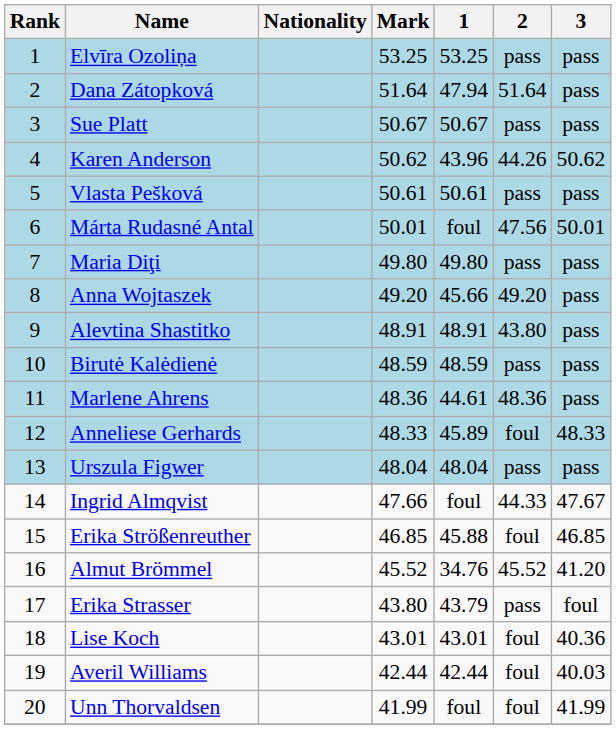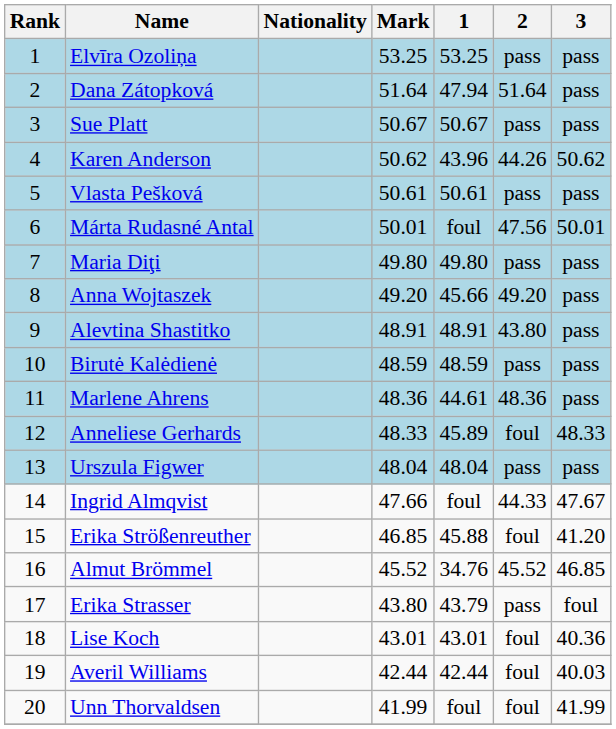(581, 535) 46.85 -> (581, 535) 41.20
(581, 569) 41.20 -> (581, 569) 46.85
